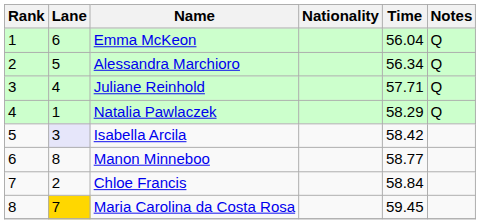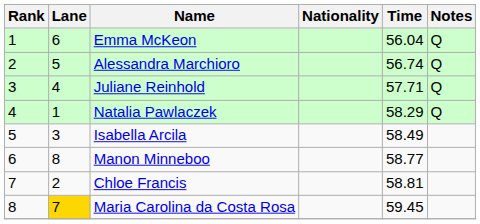(405, 64) 56.34 -> (405, 64) 56.74
(56, 135) lavender background -> (56, 135) no background
(405, 135) 58.42 -> (405, 135) 58.49
(405, 183) 58.84 -> (405, 183) 58.81
